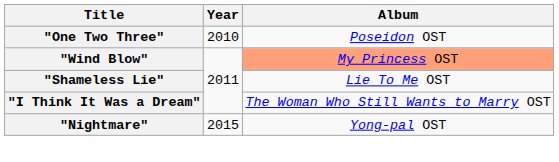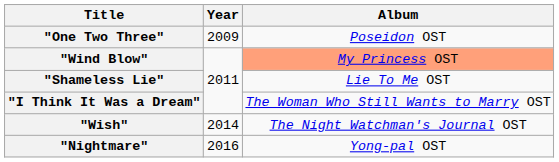(223, 37) 2010 -> (223, 37) 2009
+ row: (104, 125)
(223, 125) 2015 -> (223, 146) 2016
